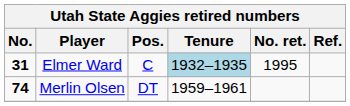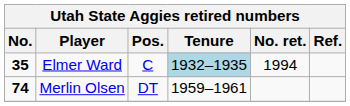(20, 64) 31 -> (20, 64) 35
(280, 64) 1995 -> (280, 64) 1994
